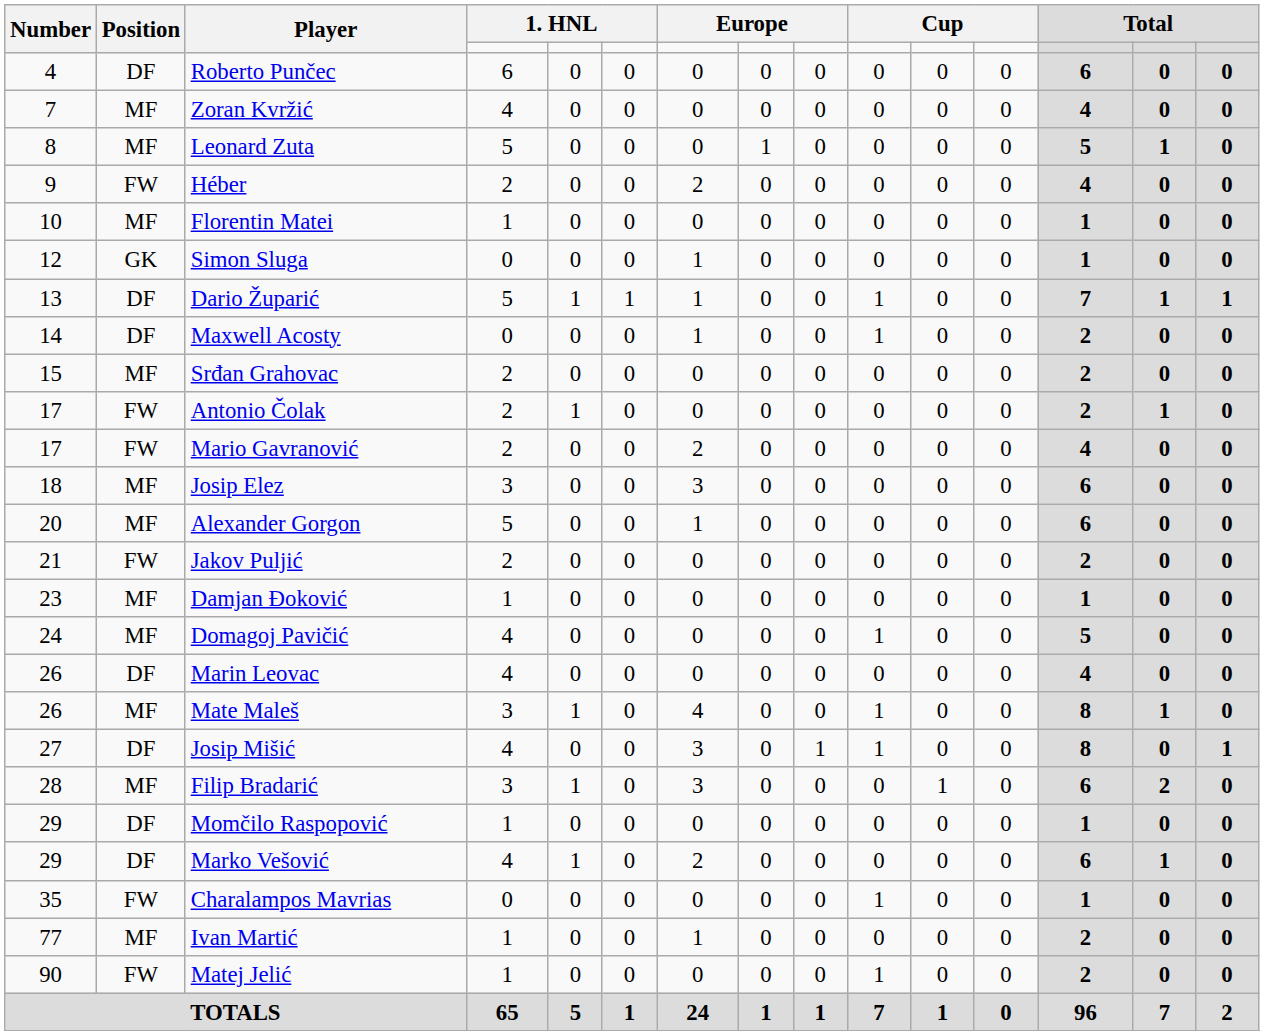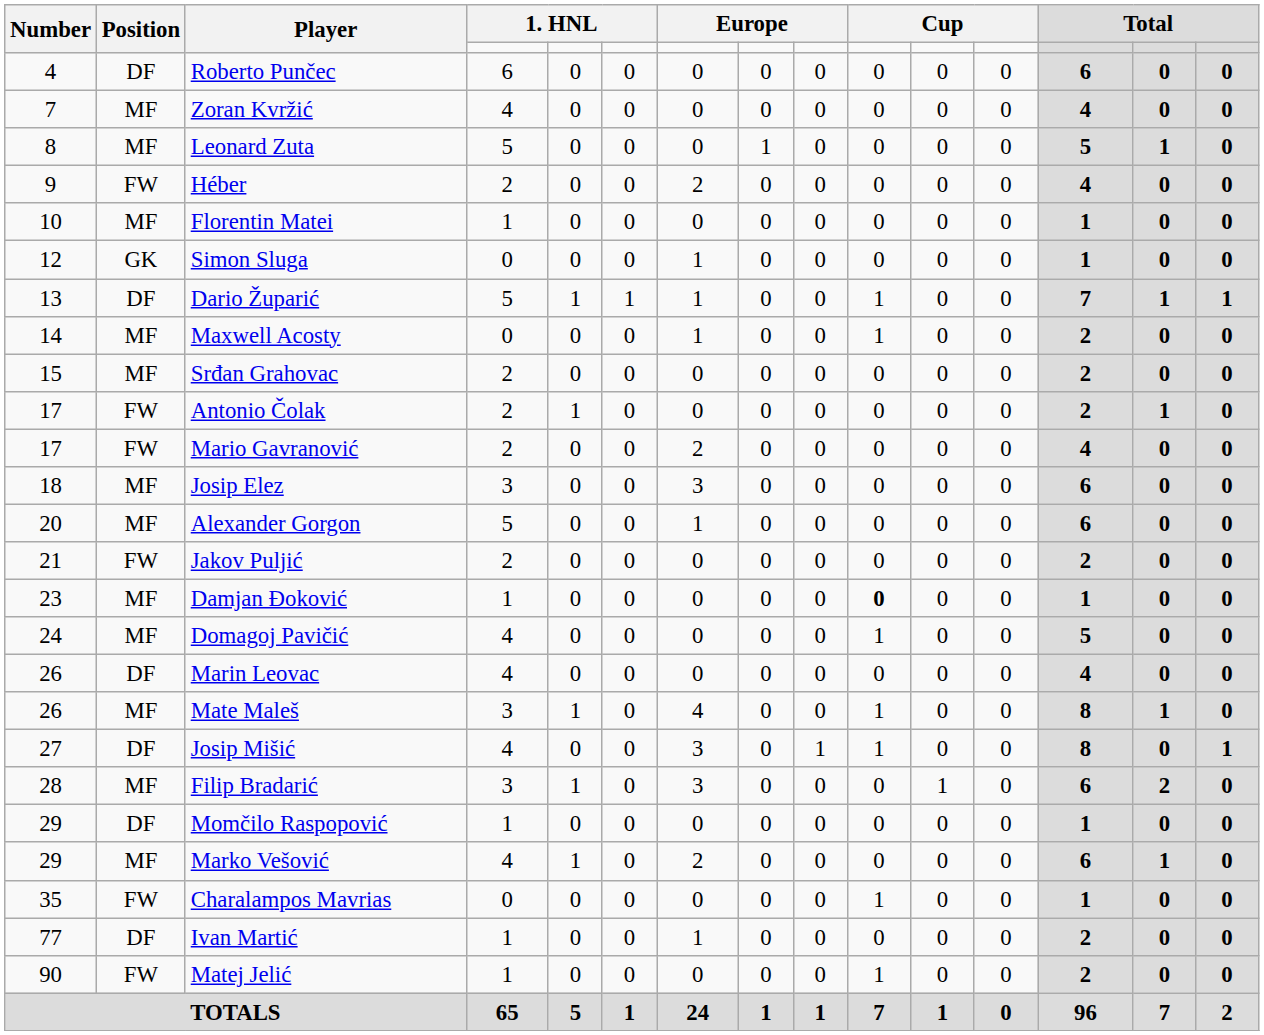(141, 334) DF -> (141, 334) MF
(879, 597) normal -> (879, 597) bold
(141, 861) DF -> (141, 861) MF
(141, 936) MF -> (141, 936) DF
